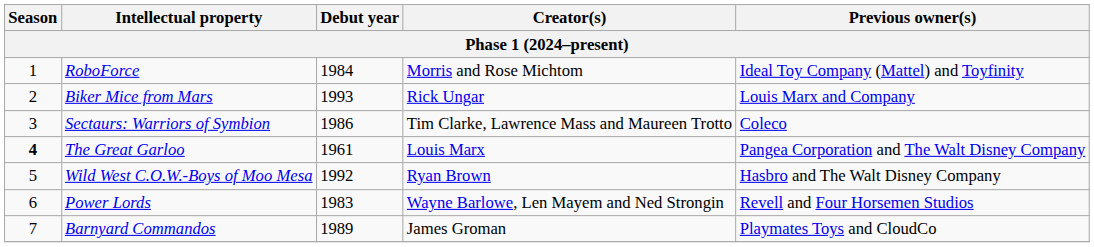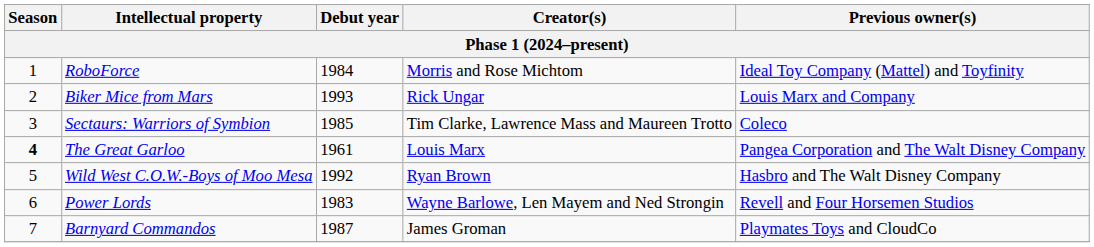(337, 123) 1986 -> (337, 123) 1985
(337, 228) 1989 -> (337, 228) 1987
